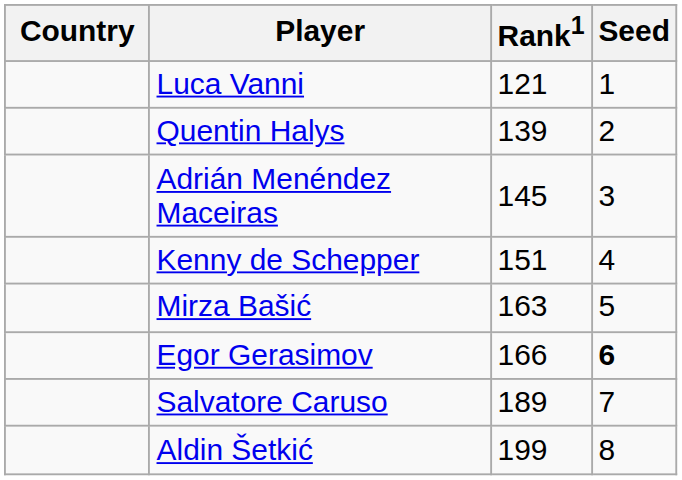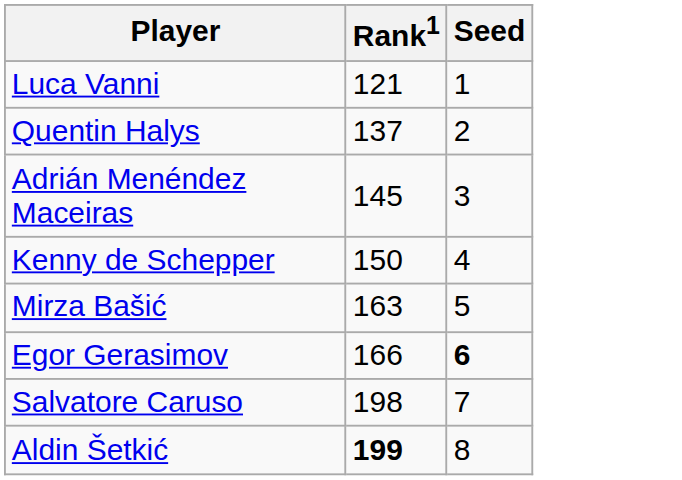- column: (77, 32)
(523, 131) 139 -> (378, 131) 137
(523, 259) 151 -> (378, 259) 150
(523, 402) 189 -> (378, 402) 198
(523, 449) normal -> (378, 449) bold
